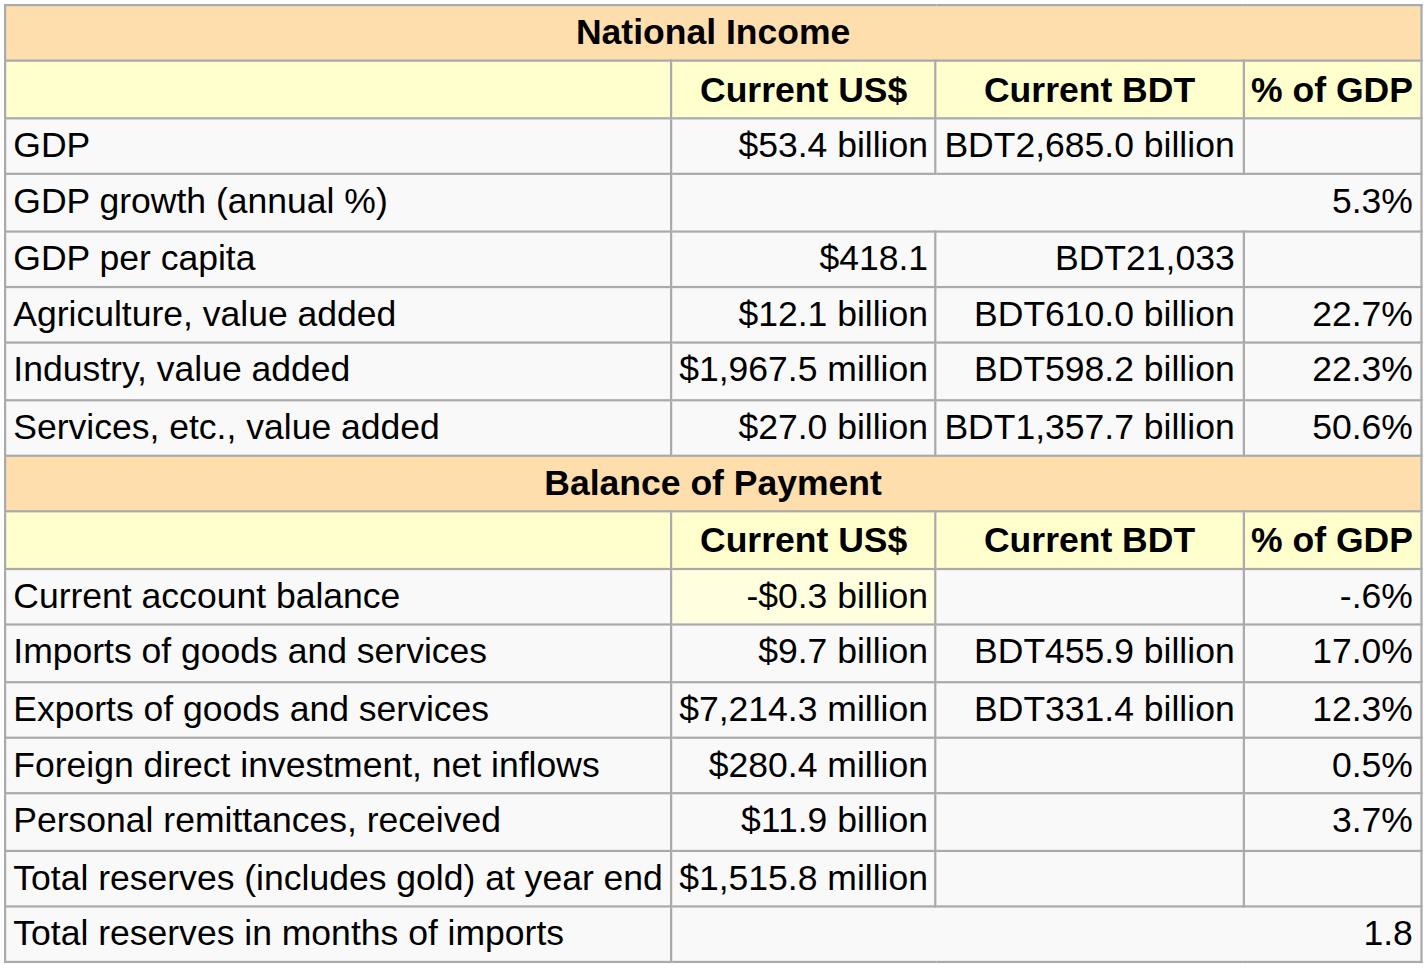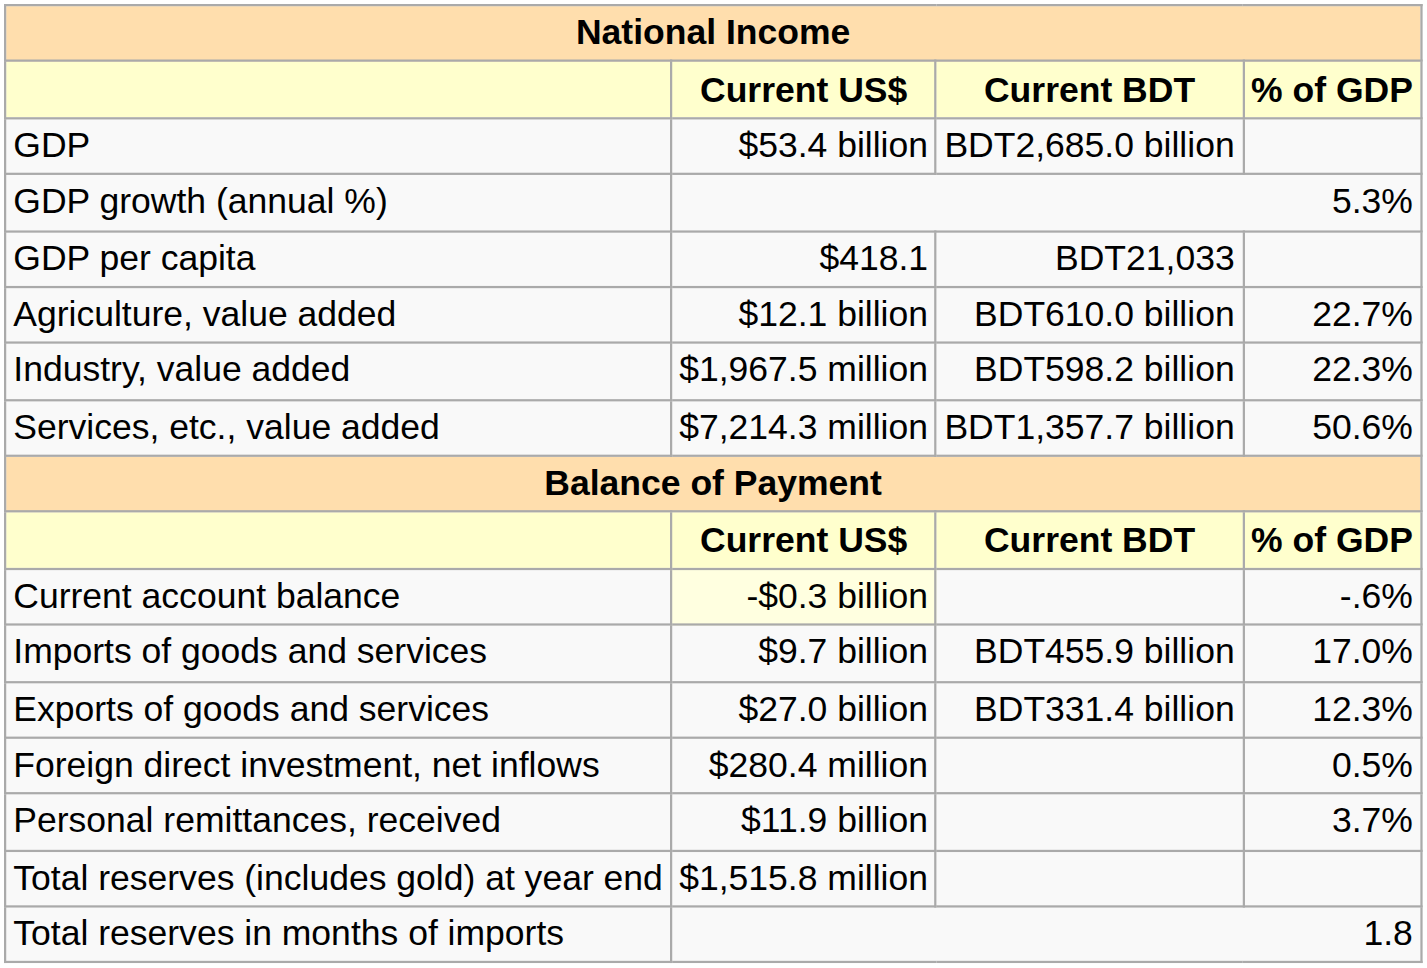(833, 426) $27.0 billion -> (804, 426) $7,214.3 million
(804, 708) $7,214.3 million -> (833, 708) $27.0 billion
